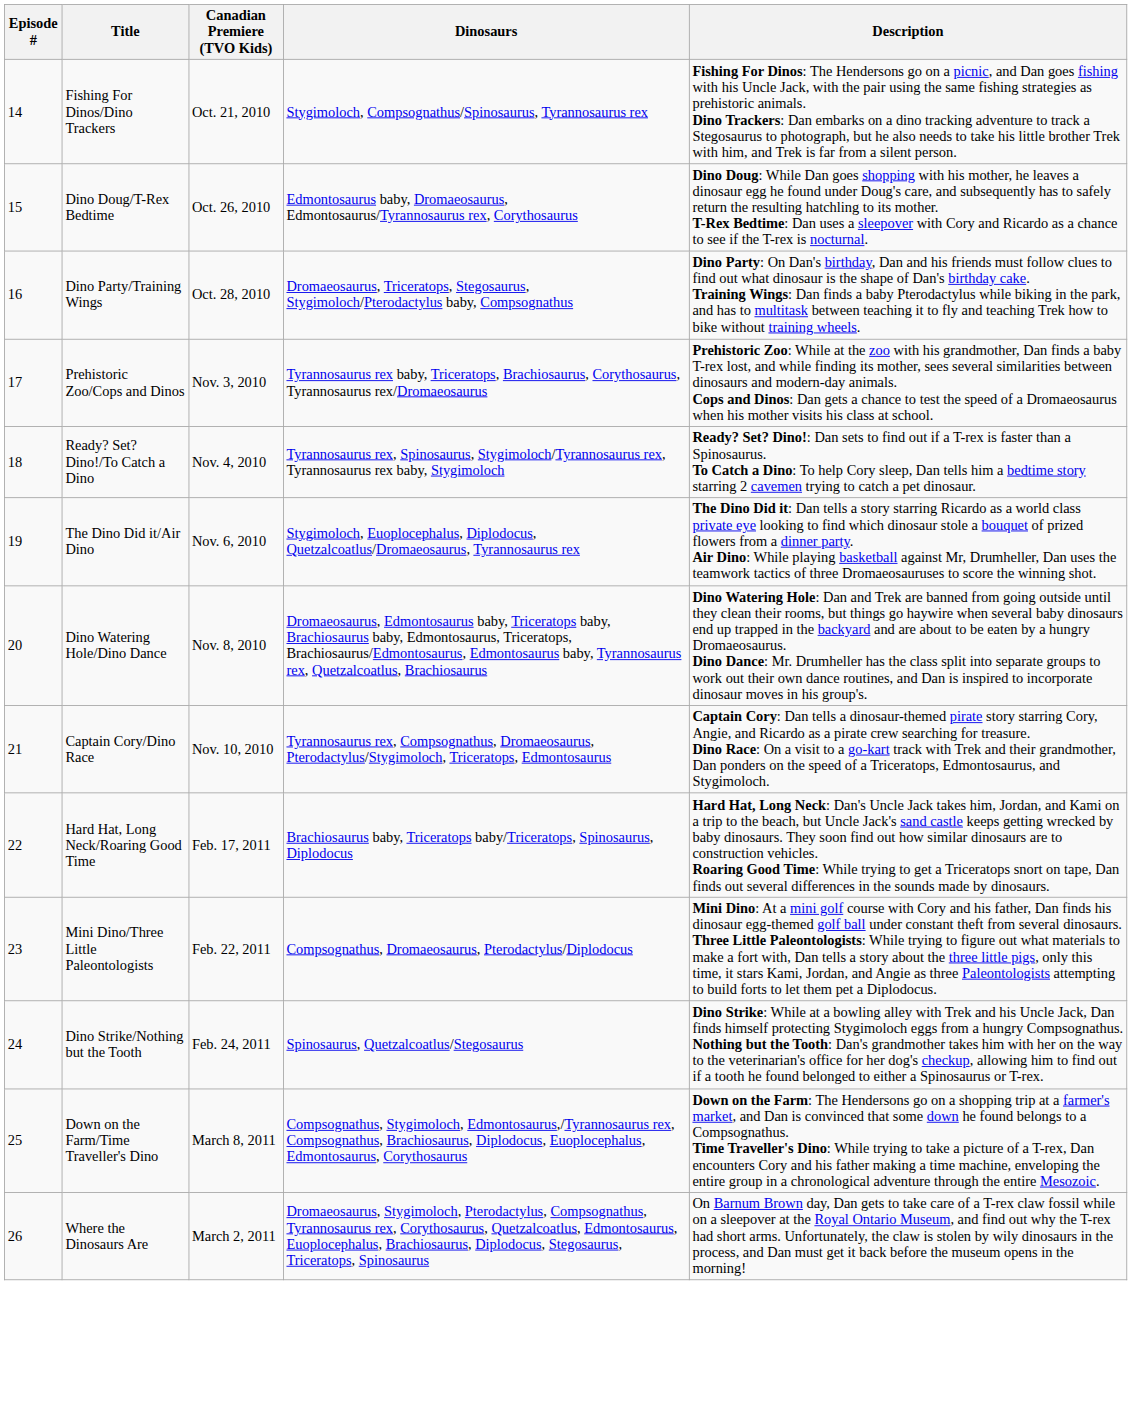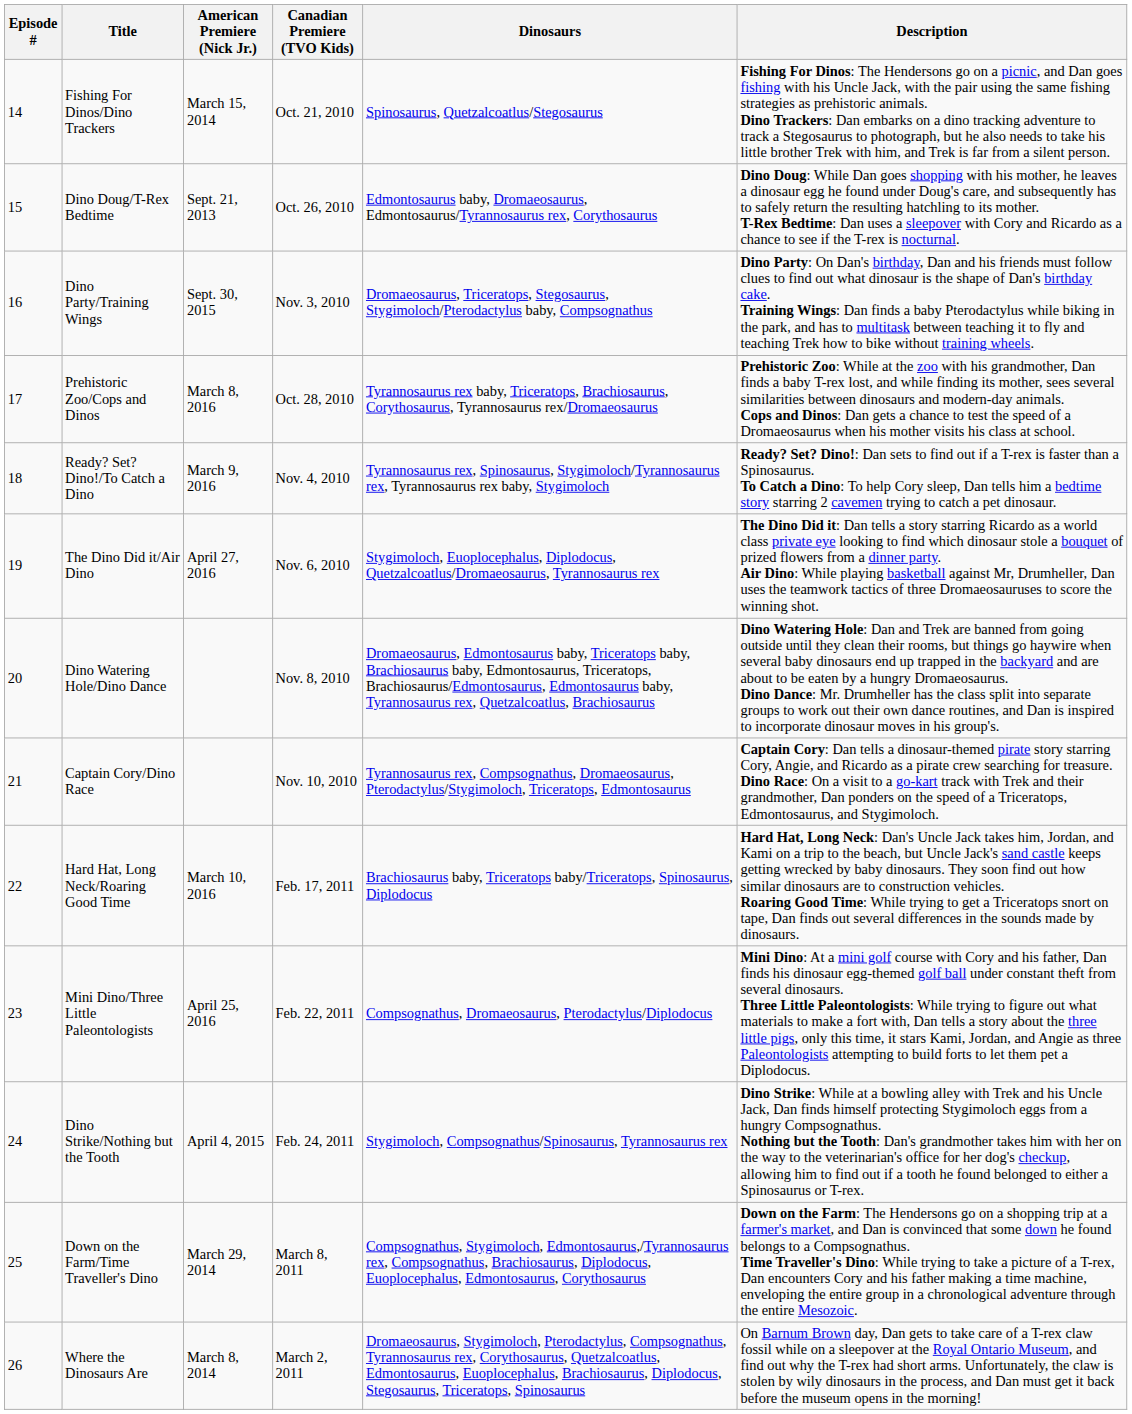+ column: (228, 32)
(467, 111) Stygimoloch, Compsognathus/Spinosaurus, Tyrannosaurus rex -> (484, 111) Spinosaurus, Quetzalcoatlus/Stegosaurus
(231, 295) Oct. 28, 2010 -> (313, 303) Nov. 3, 2010
(229, 382) Nov. 3, 2010 -> (315, 398) Oct. 28, 2010
(405, 1044) Spinosaurus, Quetzalcoatlus/Stegosaurus -> (547, 1141) Stygimoloch, Compsognathus/Spinosaurus, Tyrannosaurus rex
